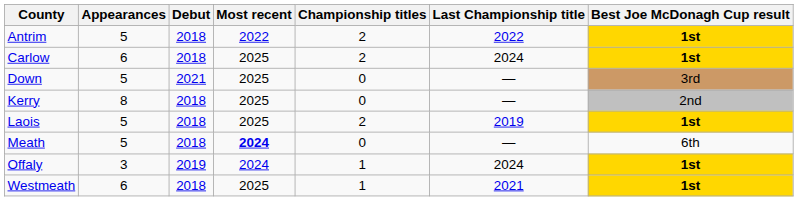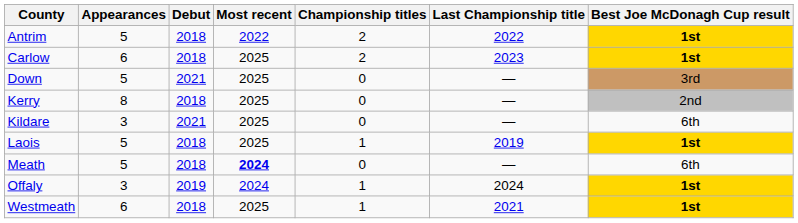(509, 57) 2024 -> (509, 57) 2023
+ row: (28, 121)
(362, 121) 2 -> (362, 143) 1
